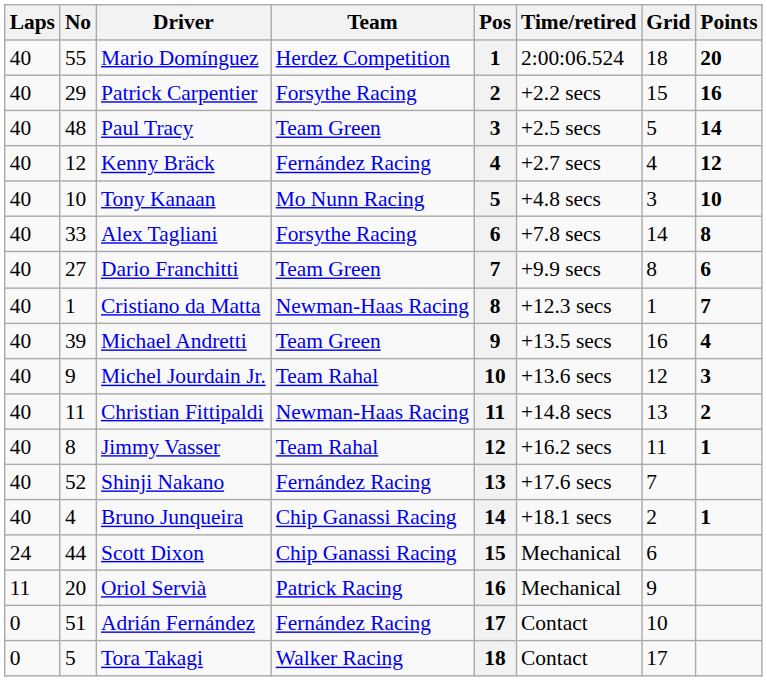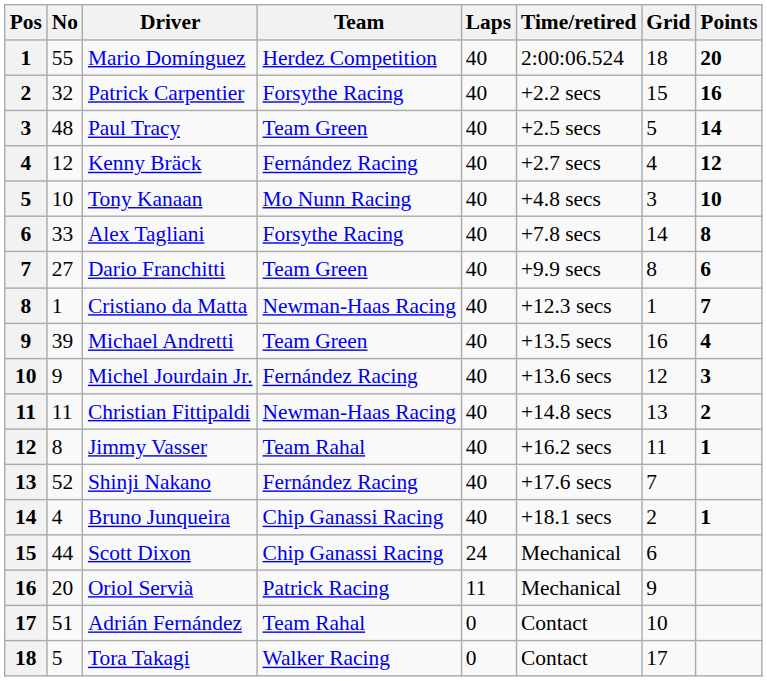columns swapped: (495, 22) <-> (32, 22)
(76, 93) 29 -> (62, 93) 32
(327, 375) Team Rahal -> (340, 375) Fernández Racing
(353, 623) Fernández Racing -> (314, 623) Team Rahal
